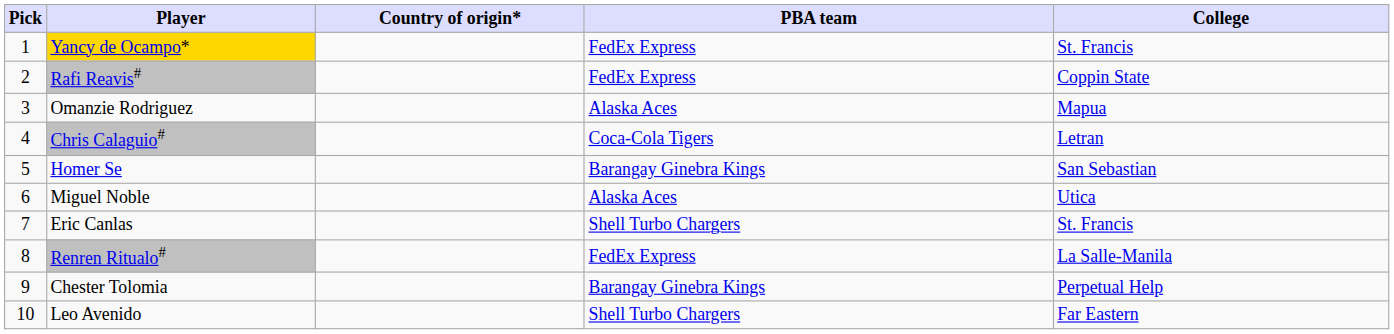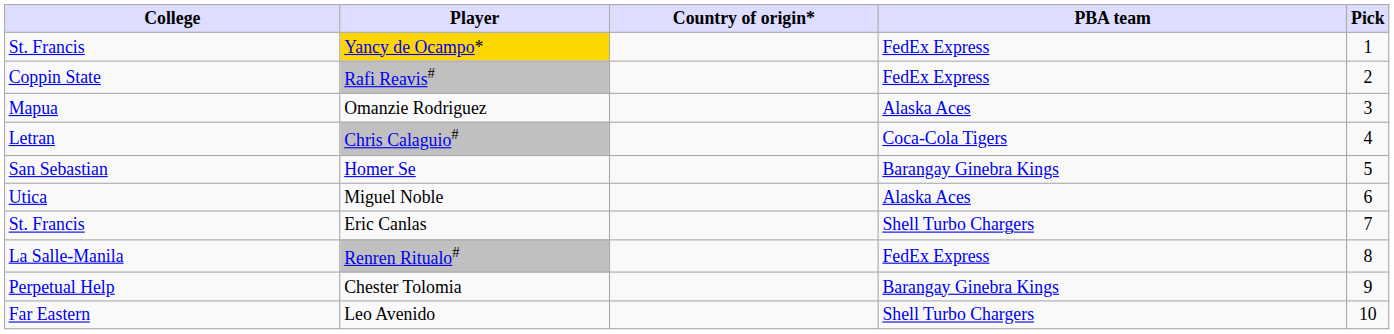columns swapped: (25, 18) <-> (1221, 18)
